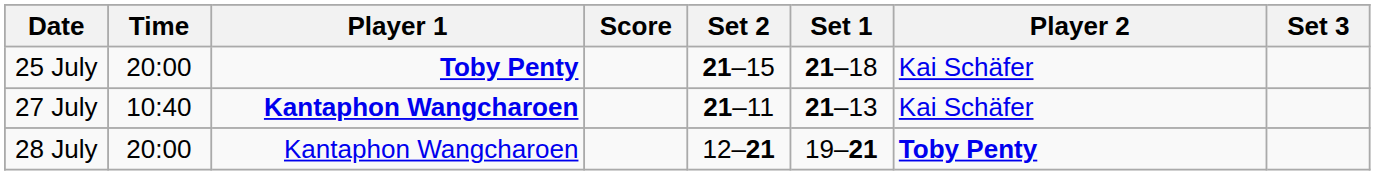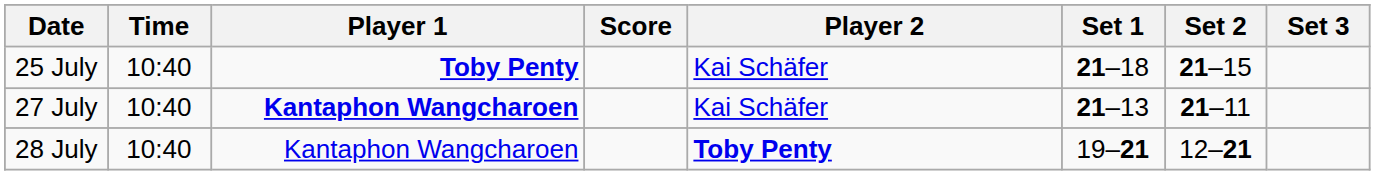columns swapped: (1080, 26) <-> (739, 26)
(159, 67) 20:00 -> (159, 67) 10:40
(159, 149) 20:00 -> (159, 149) 10:40
